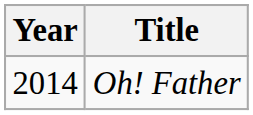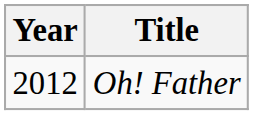(45, 82) 2014 -> (45, 82) 2012
